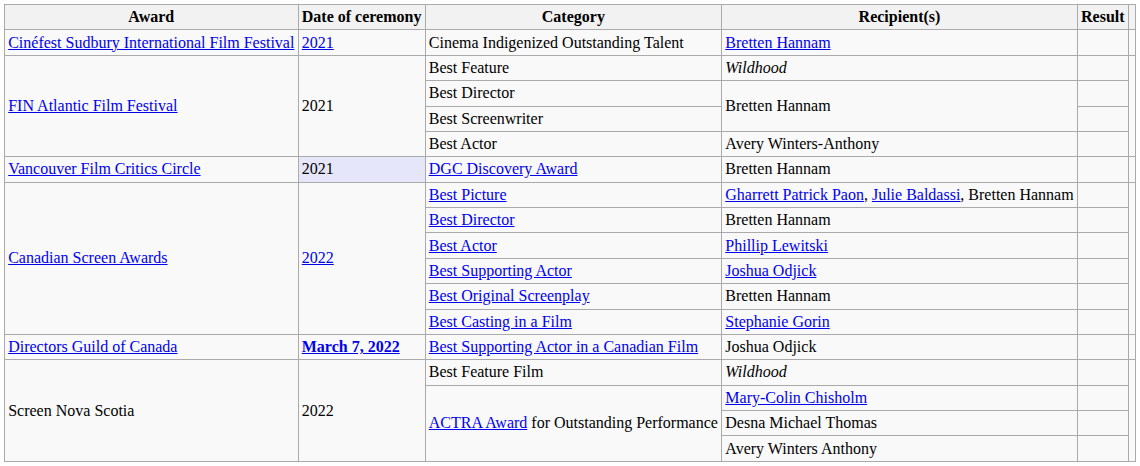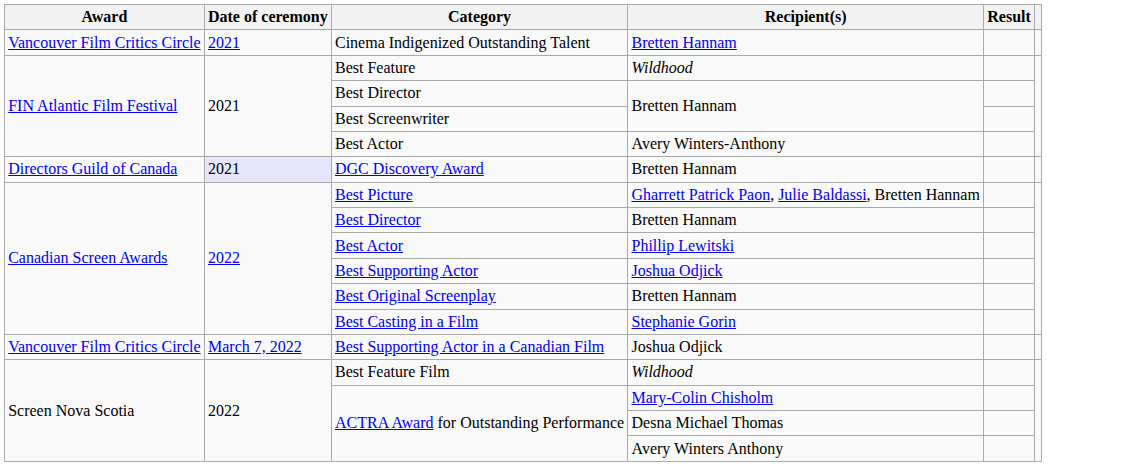(151, 42) Cinéfest Sudbury International Film Festival -> (104, 42) Vancouver Film Critics Circle
(104, 169) Vancouver Film Critics Circle -> (93, 169) Directors Guild of Canada
(93, 347) Directors Guild of Canada -> (104, 347) Vancouver Film Critics Circle
(351, 347) bold -> (255, 347) normal
